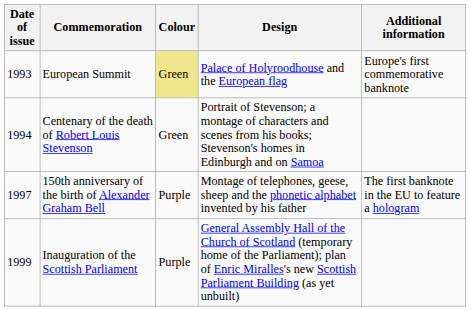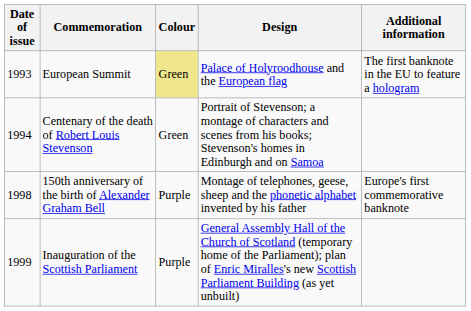(404, 74) Europe's first commemorative banknote -> (412, 74) The first banknote in the EU to feature a hologram
(19, 195) 1997 -> (19, 195) 1998
(412, 195) The first banknote in the EU to feature a hologram -> (404, 195) Europe's first commemorative banknote
